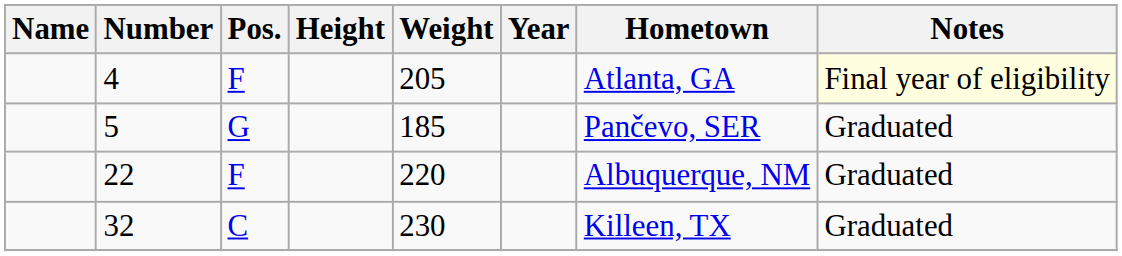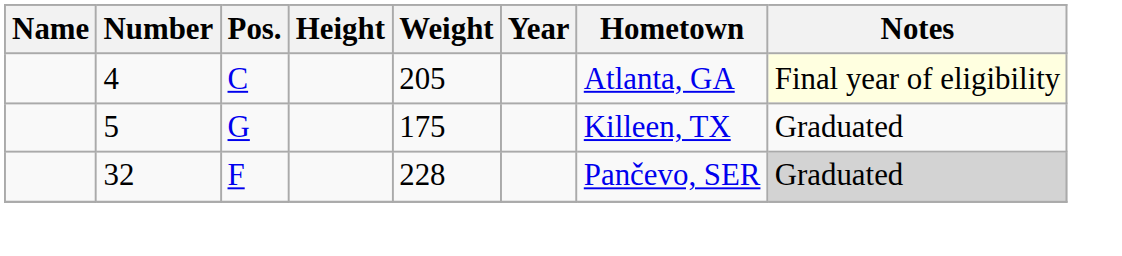(236, 77) F -> (238, 77) C
(422, 126) 185 -> (422, 126) 175
(672, 126) Pančevo, SER -> (657, 126) Killeen, TX
- row: (119, 175)
(238, 224) C -> (236, 175) F
(422, 224) 230 -> (422, 175) 228
(657, 224) Killeen, TX -> (672, 175) Pančevo, SER
(889, 224) no background -> (839, 175) lightgrey background
